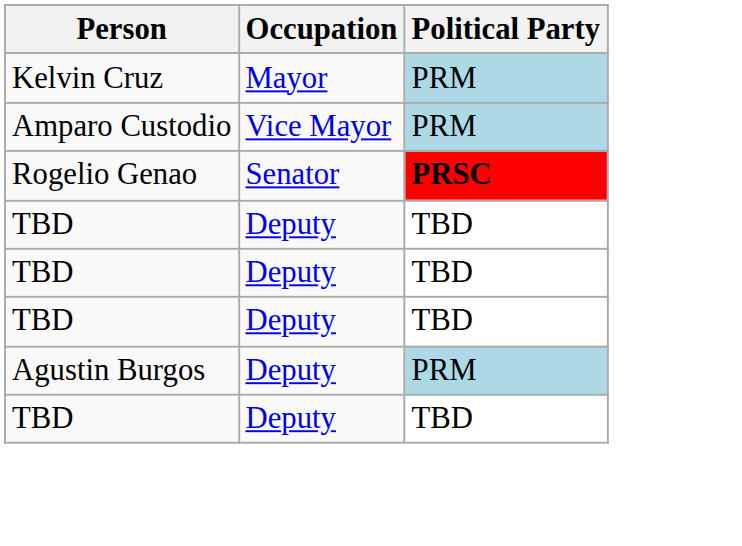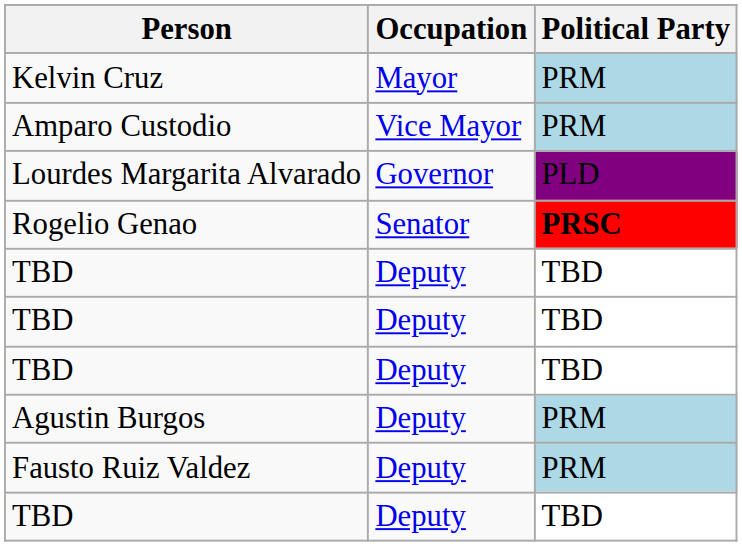+ row: (187, 175)
+ row: (131, 467)
